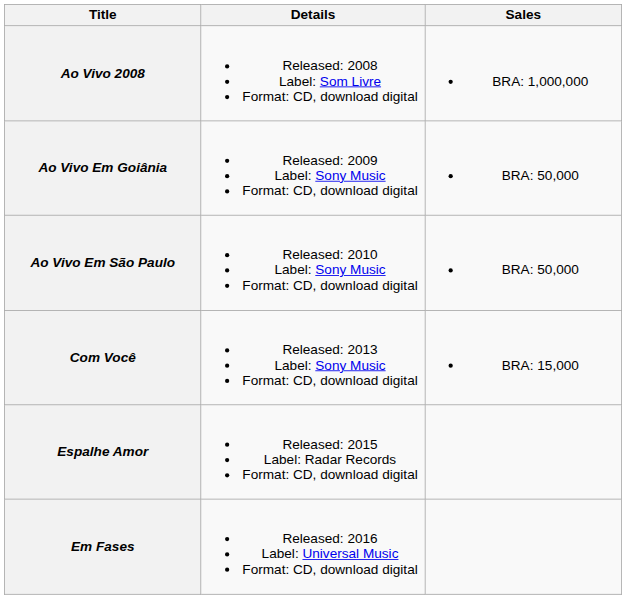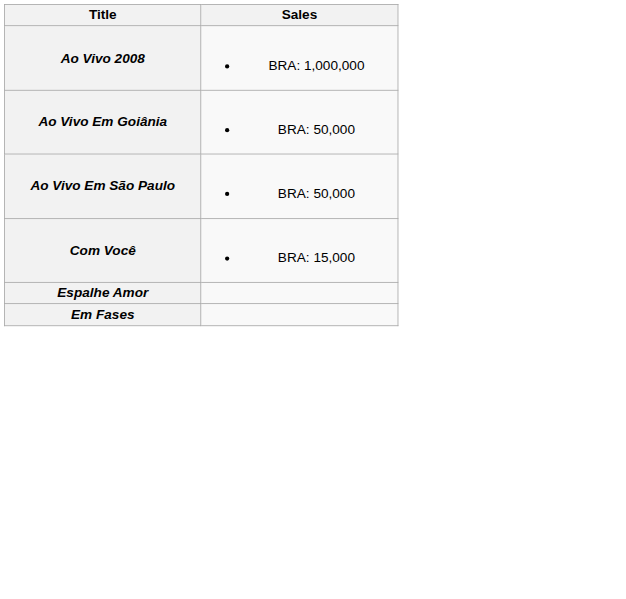- column: (313, 15)
